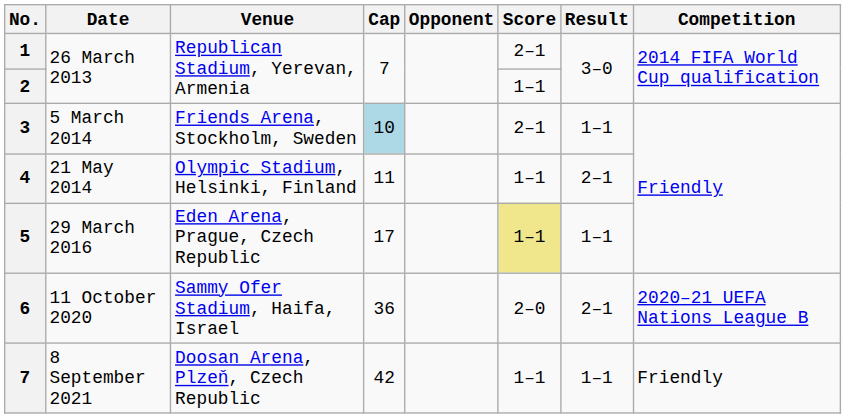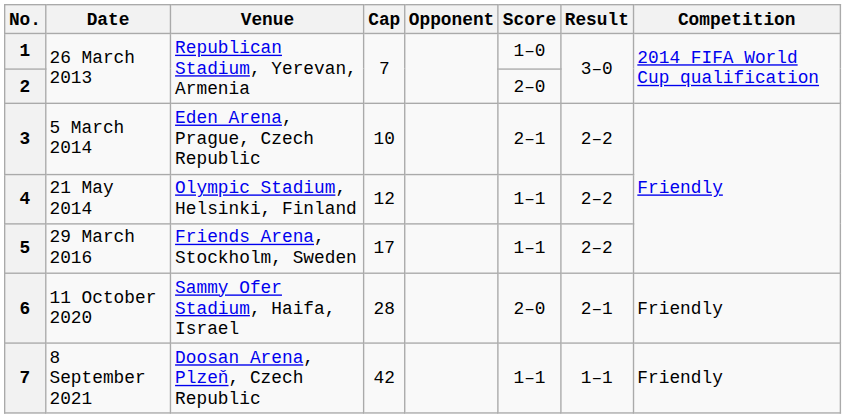(530, 51) 2–1 -> (530, 51) 1–0
(530, 86) 1–1 -> (530, 86) 2–0
(266, 129) Friends Arena, Stockholm, Sweden -> (245, 139) Eden Arena, Prague, Czech Republic
(384, 129) lightblue background -> (384, 139) no background
(597, 129) 1–1 -> (597, 139) 2–2
(384, 178) 11 -> (384, 199) 12
(597, 178) 2–1 -> (597, 199) 2–2
(245, 238) Eden Arena, Prague, Czech Republic -> (266, 248) Friends Arena, Stockholm, Sweden
(530, 238) khaki background -> (530, 248) no background
(597, 238) 1–1 -> (597, 248) 2–2
(384, 308) 36 -> (384, 308) 28
(723, 308) 2020–21 UEFA Nations League B -> (680, 308) Friendly
